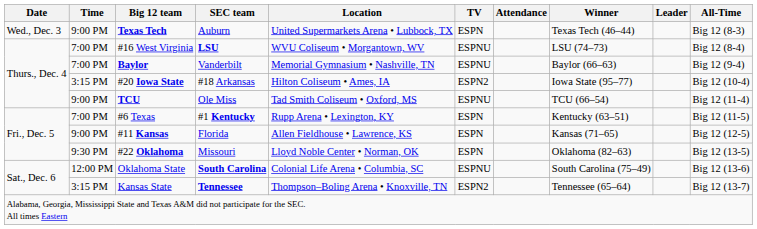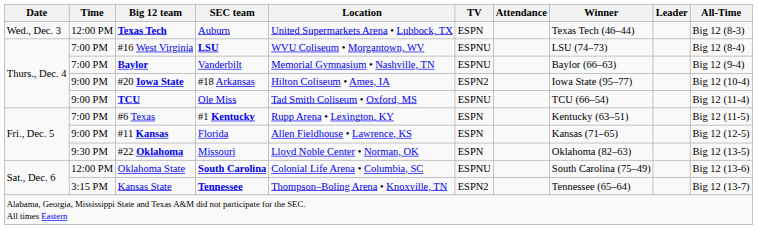(90, 30) 9:00 PM -> (92, 30) 12:00 PM
(90, 82) 3:15 PM -> (90, 82) 9:00 PM
